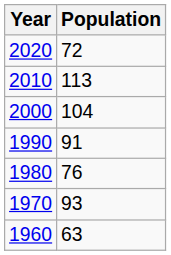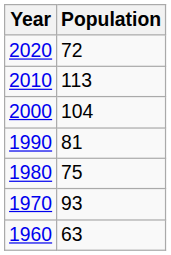(72, 142) 91 -> (72, 142) 81
(72, 173) 76 -> (72, 173) 75
